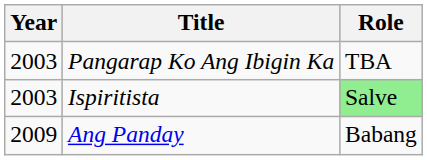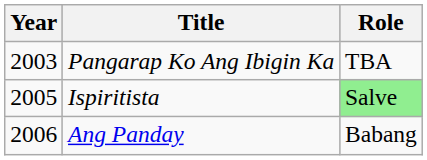(34, 97) 2003 -> (34, 97) 2005
(34, 135) 2009 -> (34, 135) 2006
